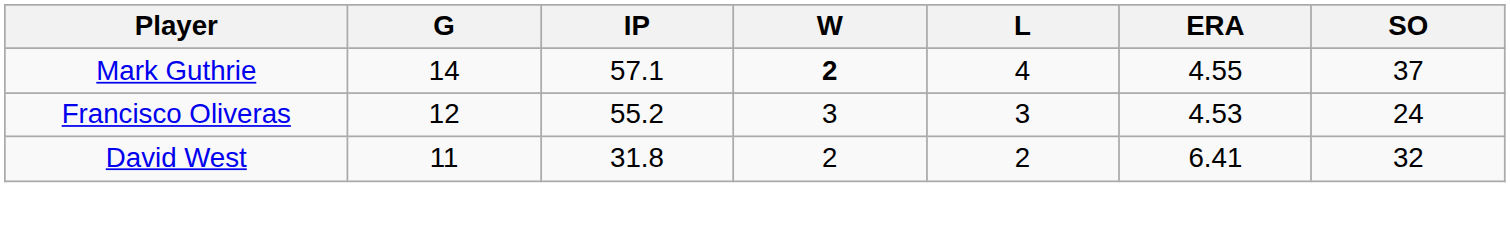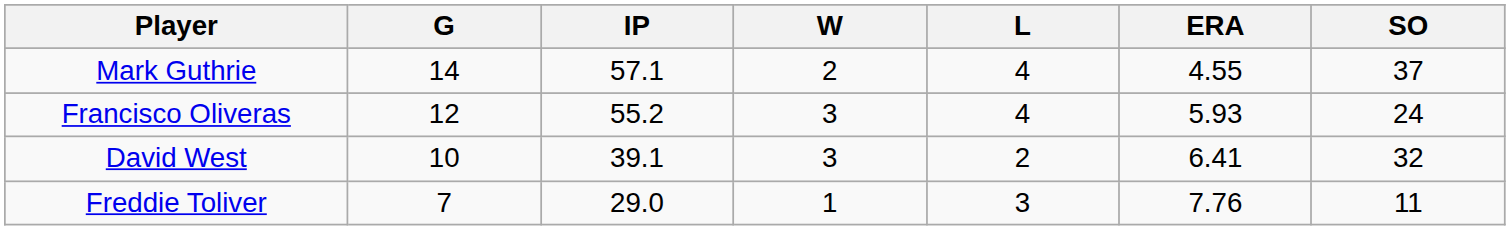(830, 70) bold -> (830, 70) normal
(1023, 114) 3 -> (1023, 114) 4
(1215, 114) 4.53 -> (1215, 114) 5.93
(444, 158) 11 -> (444, 158) 10
(637, 158) 31.8 -> (637, 158) 39.1
(830, 158) 2 -> (830, 158) 3
+ row: (176, 202)
